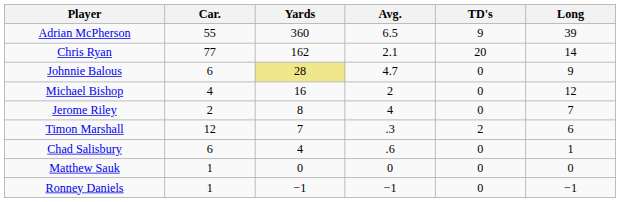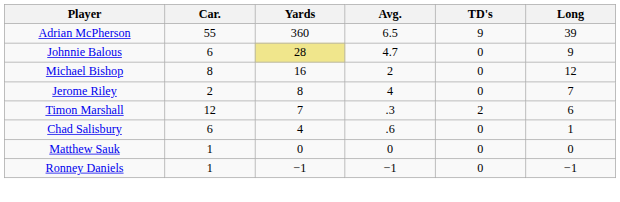- row: (85, 52)
(210, 91) 4 -> (210, 71) 8
